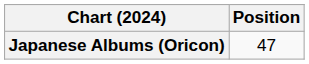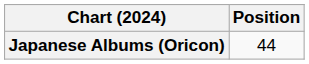(266, 45) 47 -> (266, 45) 44
